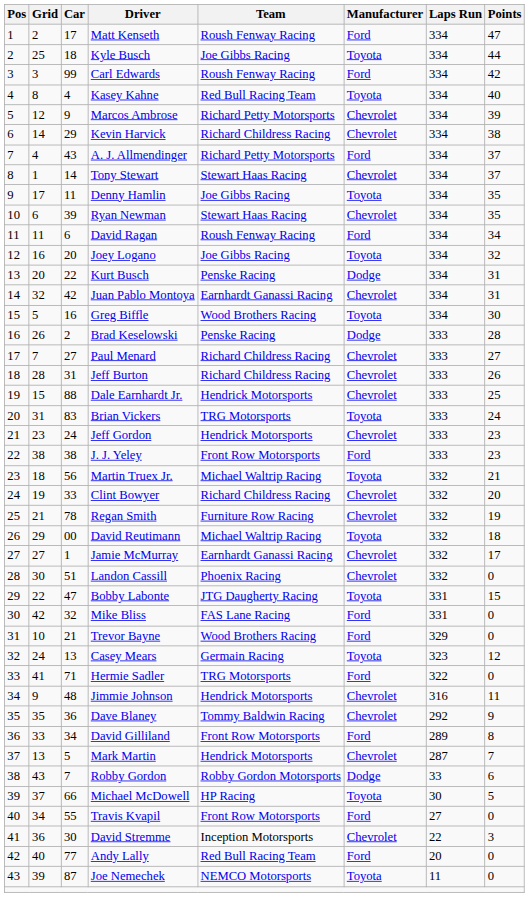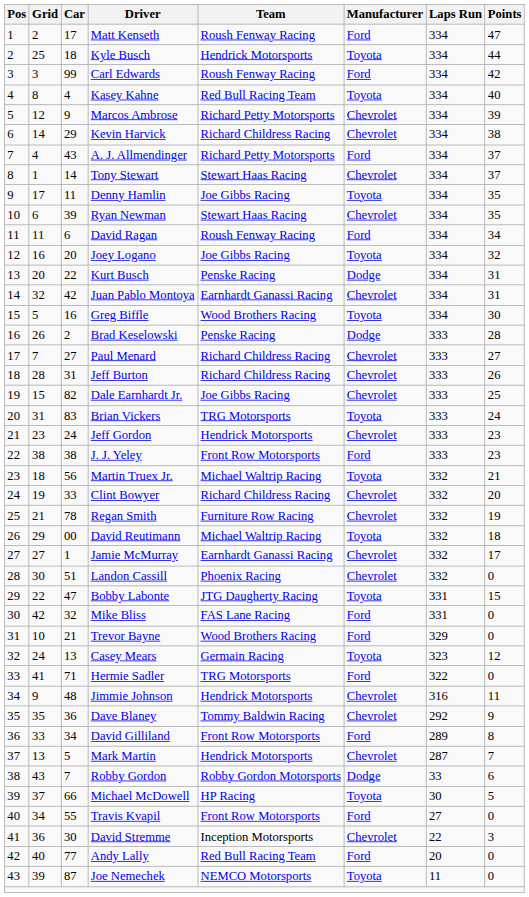(245, 54) Joe Gibbs Racing -> (257, 54) Hendrick Motorsports
(70, 395) 88 -> (70, 395) 82
(257, 395) Hendrick Motorsports -> (245, 395) Joe Gibbs Racing
